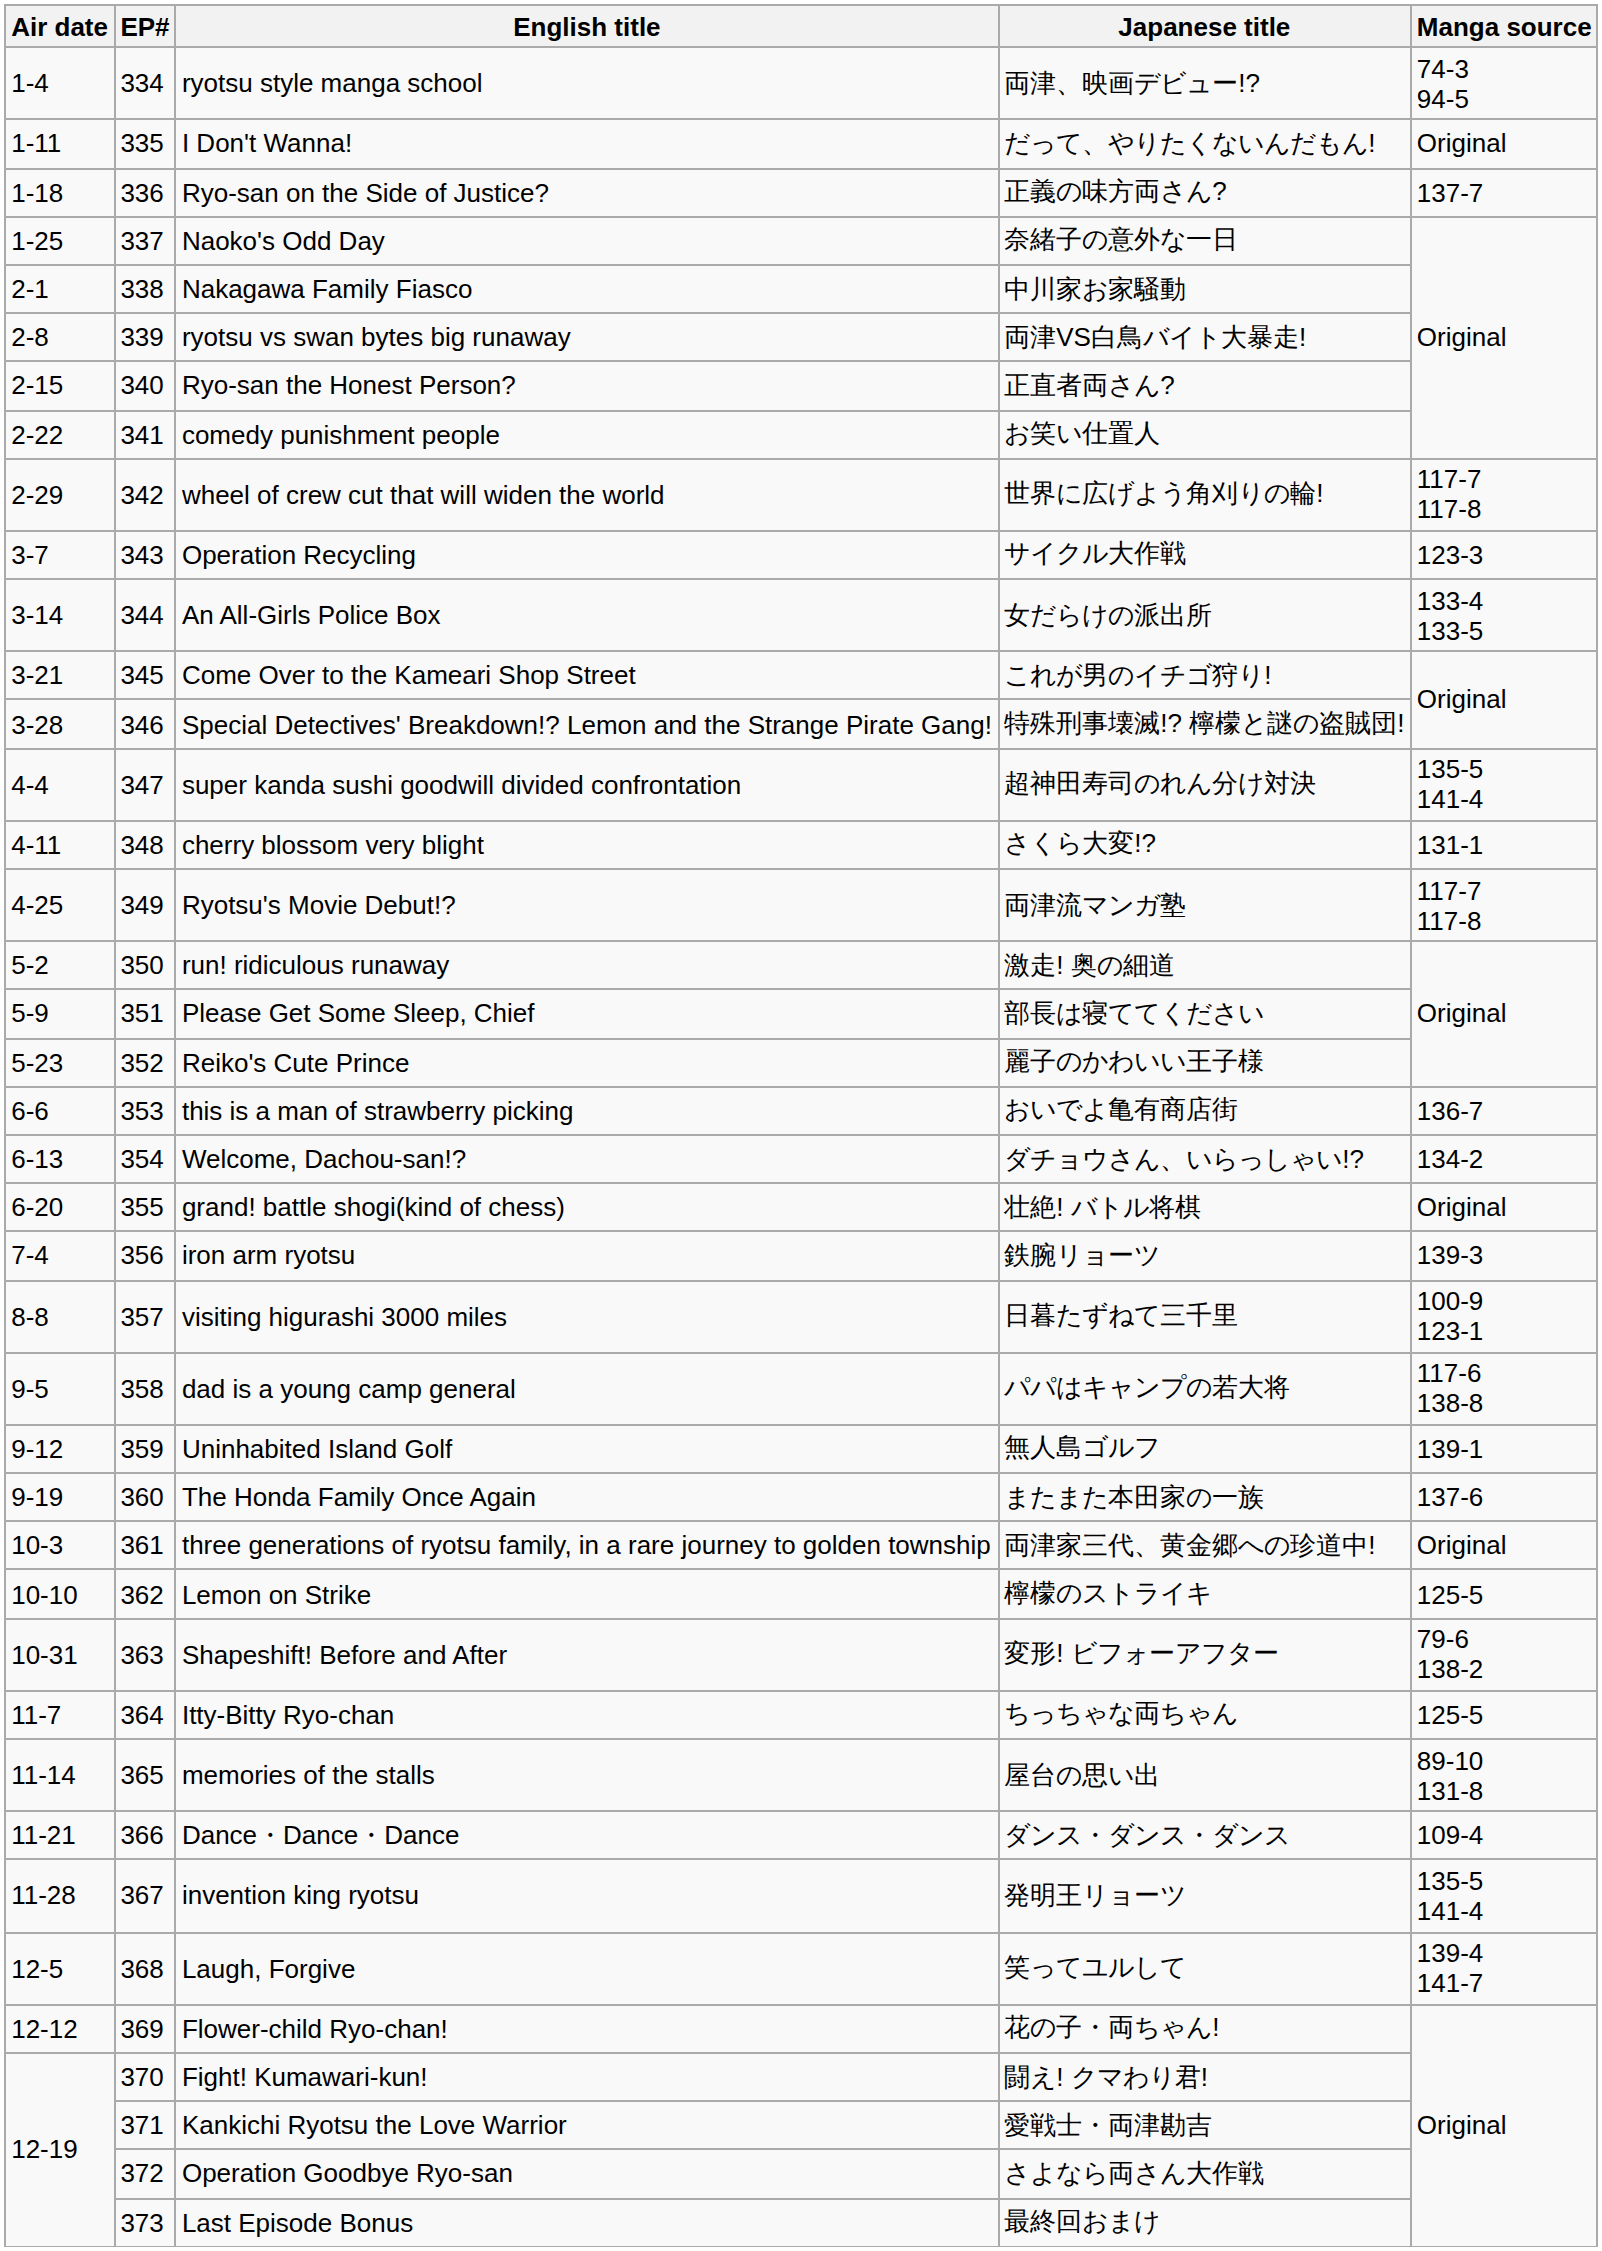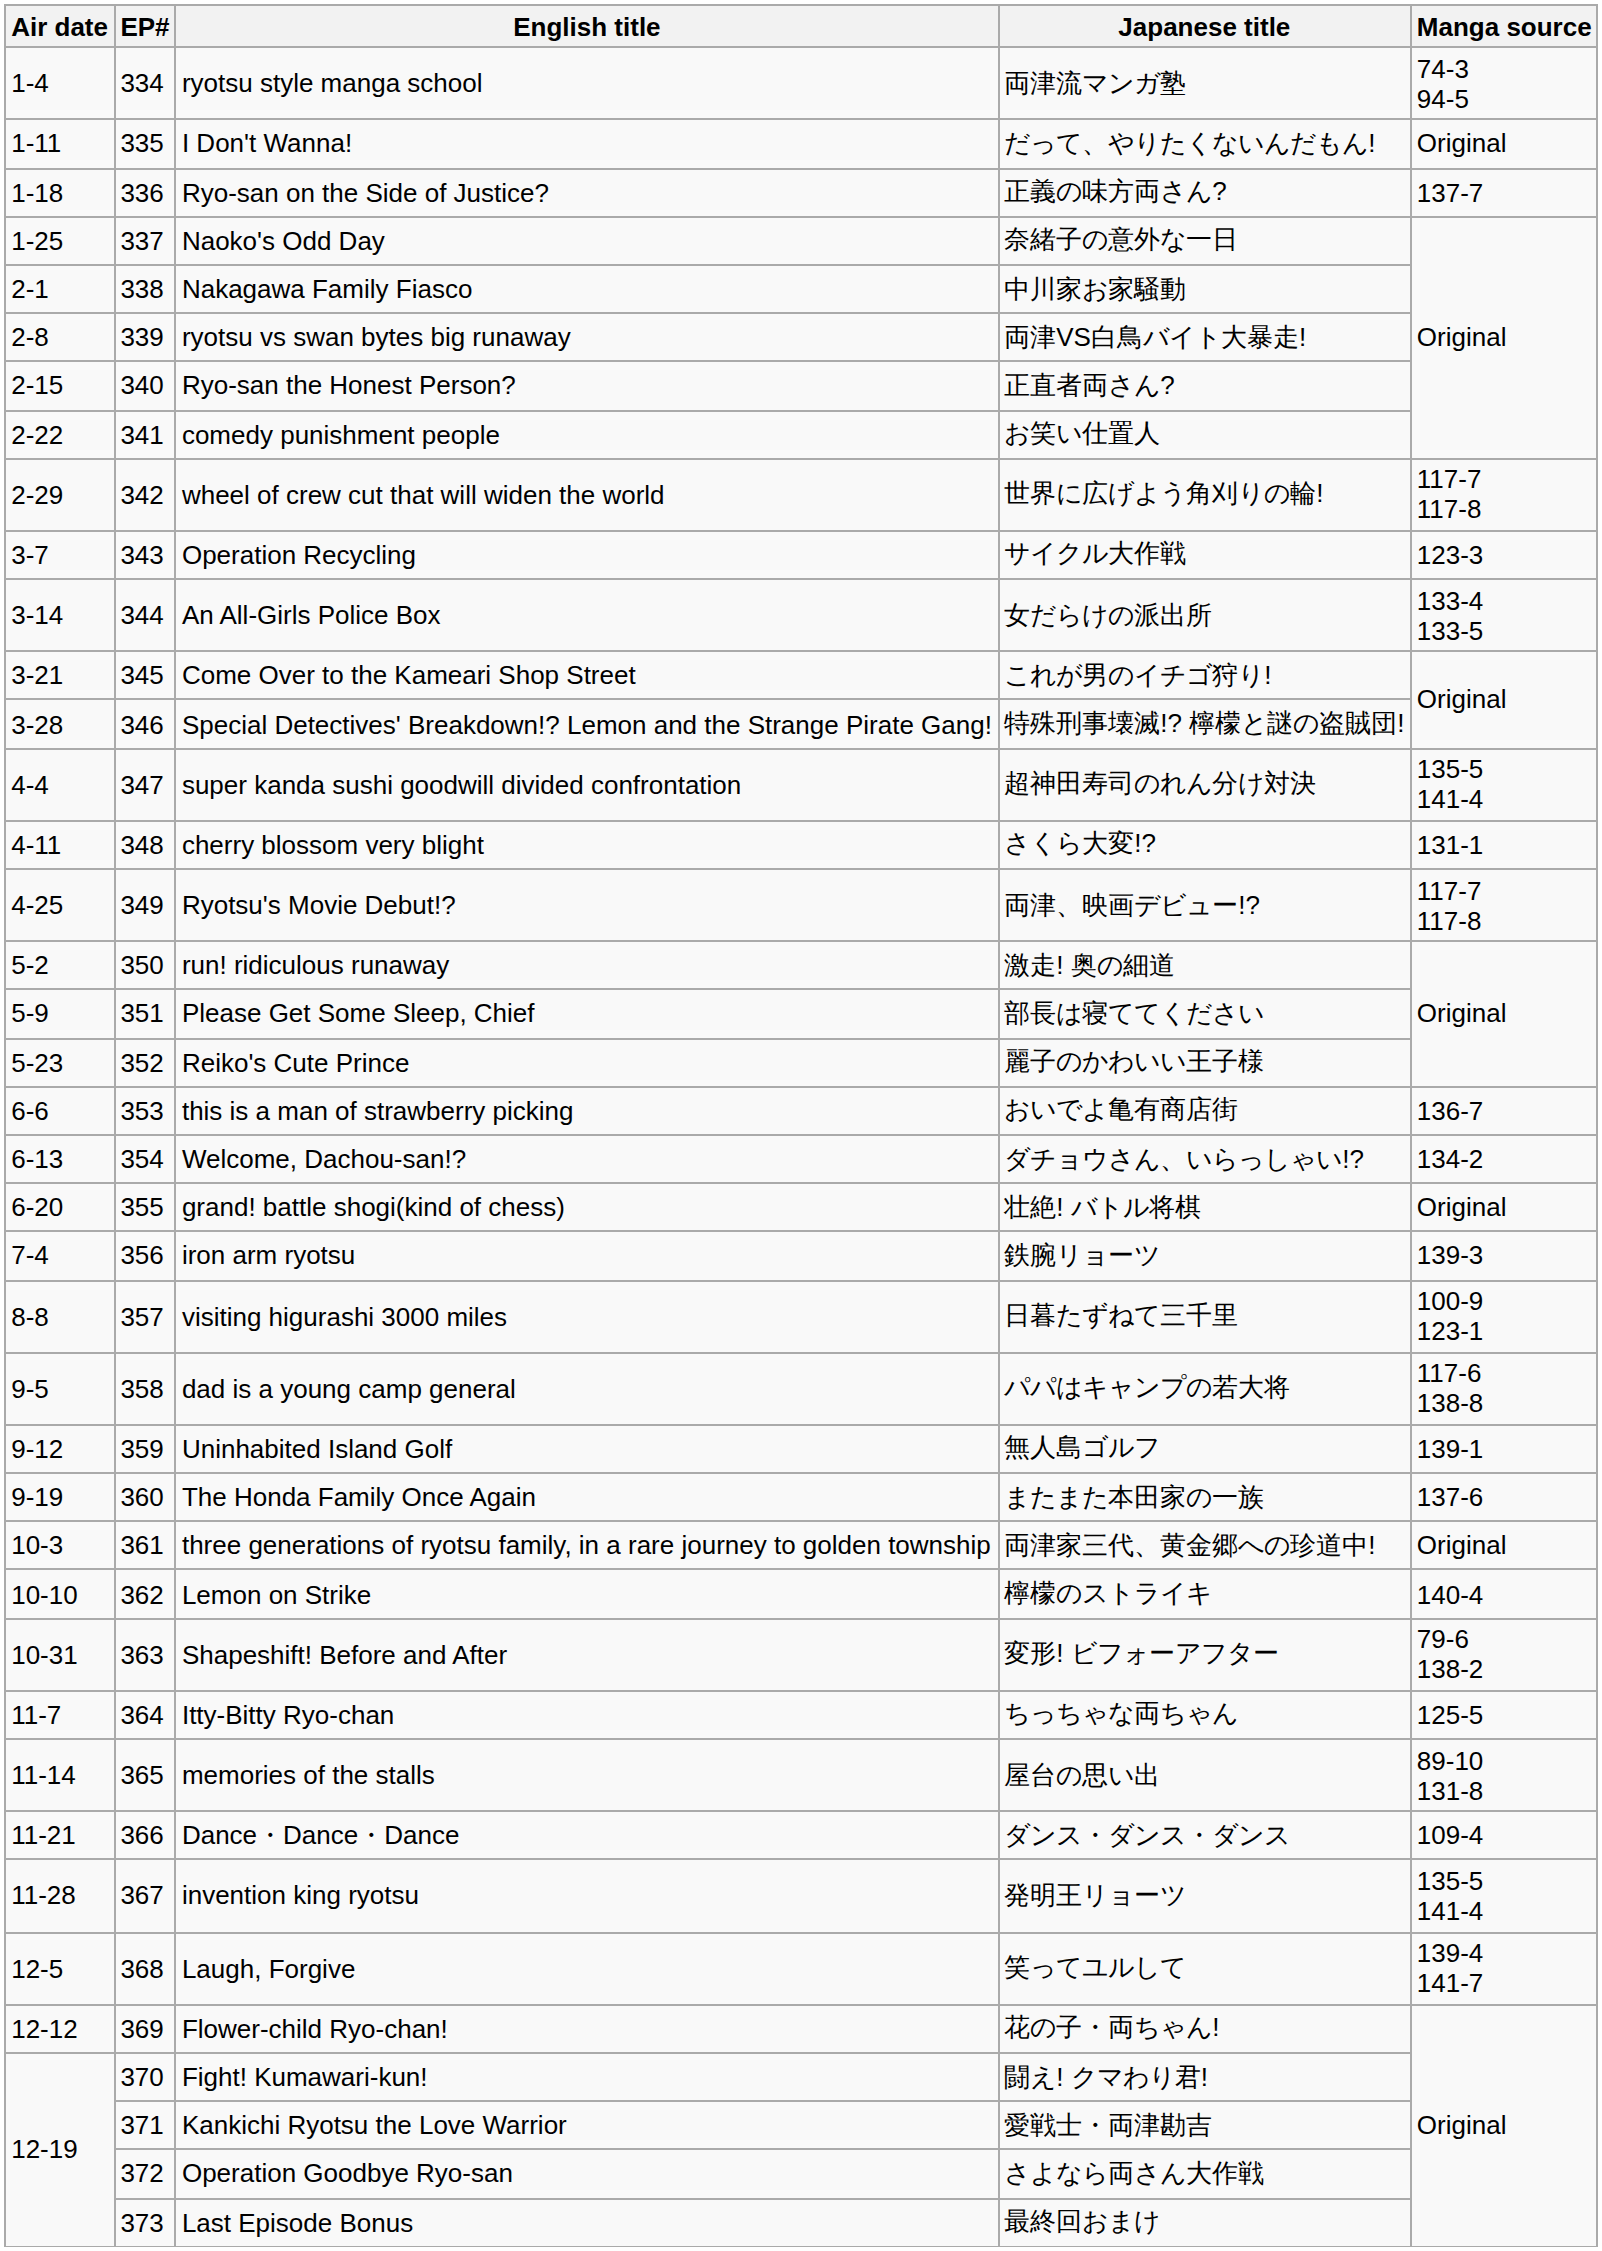(1132, 83) 両津、映画デビュー!? -> (1095, 83) 両津流マンガ塾
(1095, 904) 両津流マンガ塾 -> (1132, 904) 両津、映画デビュー!?
(1450, 1594) 125-5 -> (1450, 1594) 140-4
